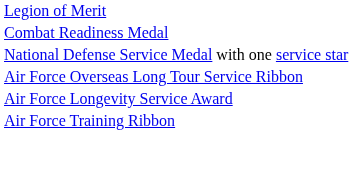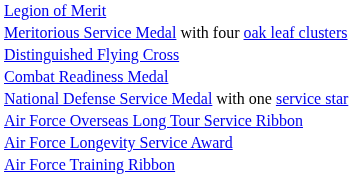+ row: (176, 32)
+ row: (92, 54)
